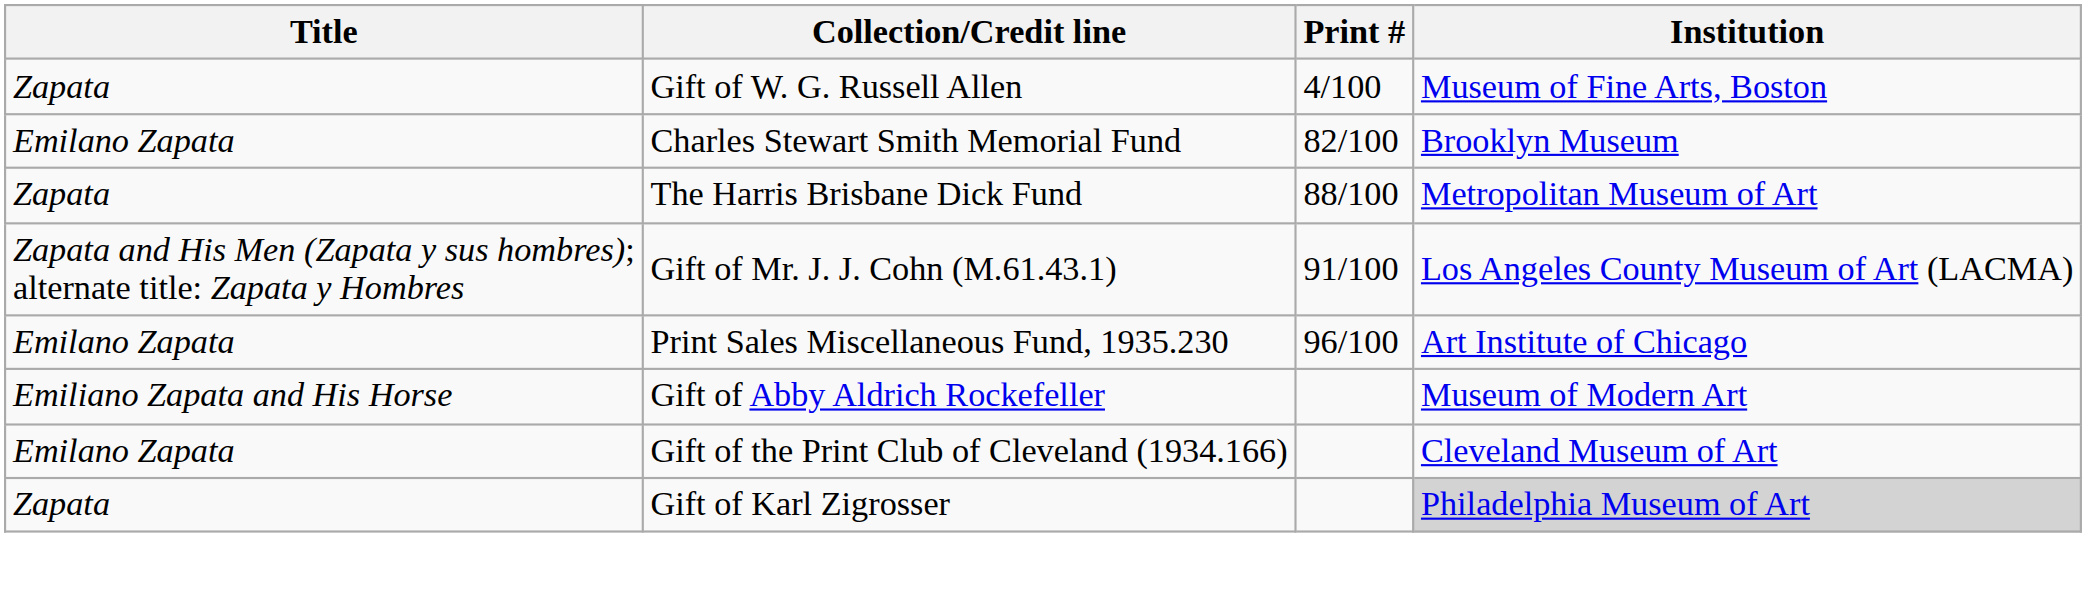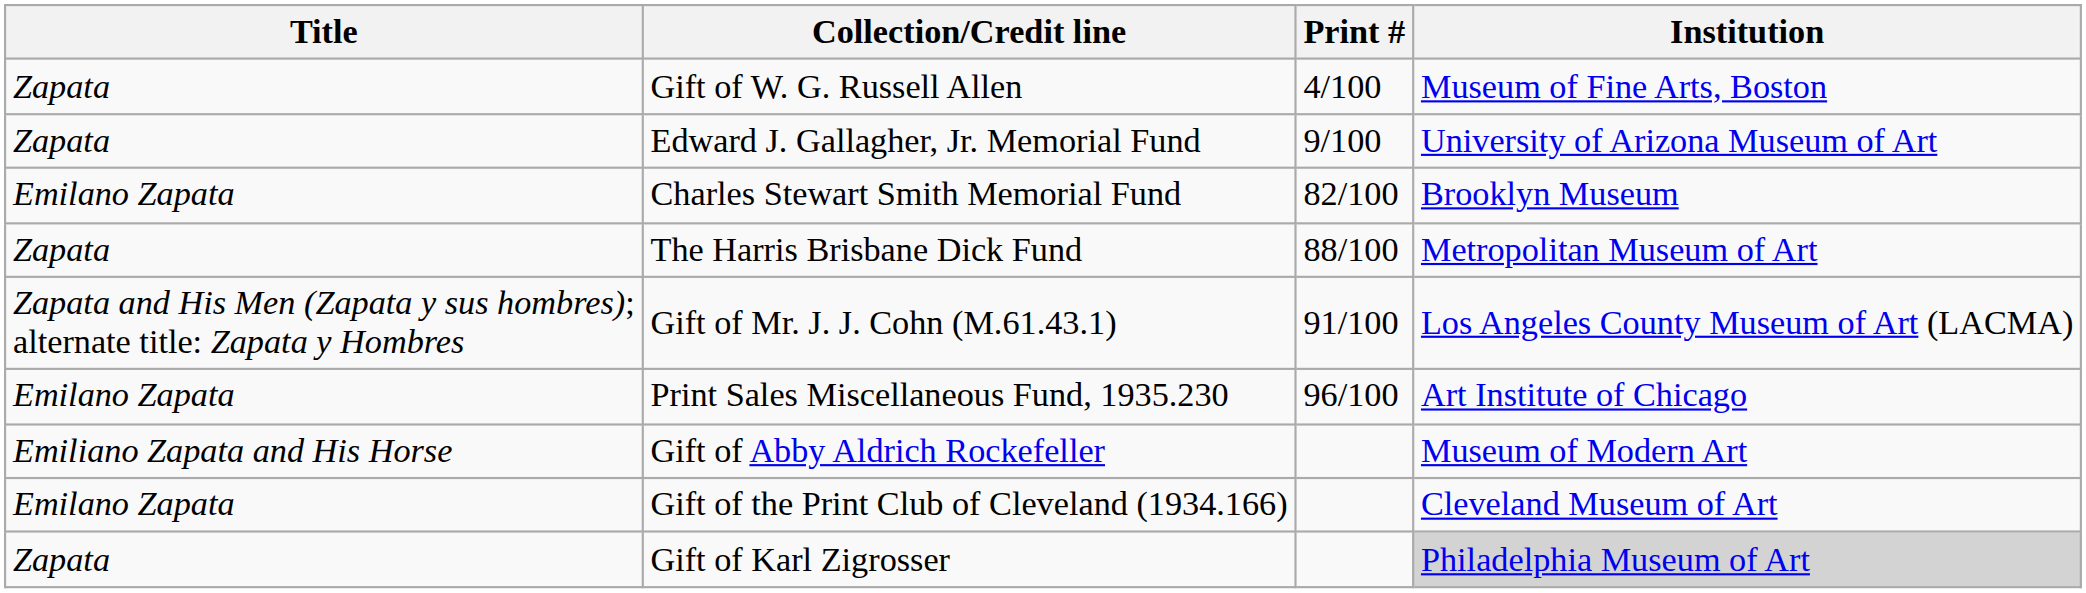+ row: (926, 140)
